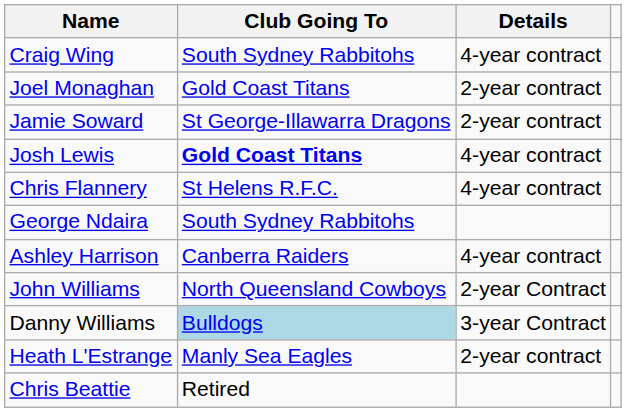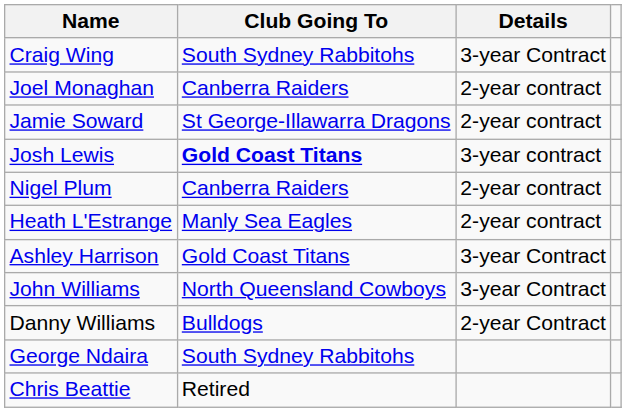(531, 54) 4-year contract -> (533, 54) 3-year Contract
(266, 88) Gold Coast Titans -> (265, 88) Canberra Raiders
(531, 155) 4-year contract -> (531, 155) 3-year contract
+ row: (61, 188)
- row: (78, 188)
rows swapped: (91, 356) <-> (79, 222)
(265, 255) Canberra Raiders -> (266, 255) Gold Coast Titans
(531, 255) 4-year contract -> (533, 255) 3-year Contract
(533, 289) 2-year Contract -> (533, 289) 3-year Contract
(222, 322) lightblue background -> (222, 322) no background
(533, 322) 3-year Contract -> (533, 322) 2-year Contract
